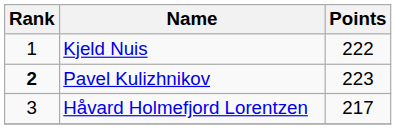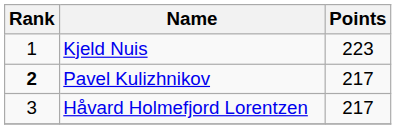(358, 49) 222 -> (358, 49) 223
(358, 78) 223 -> (358, 78) 217
